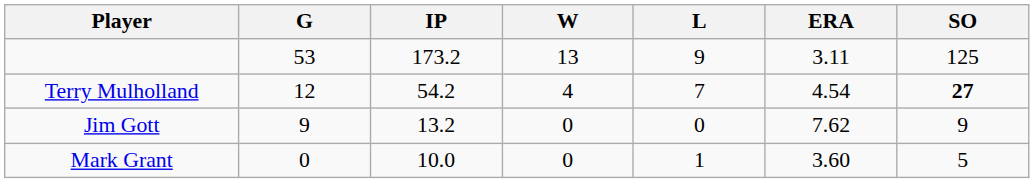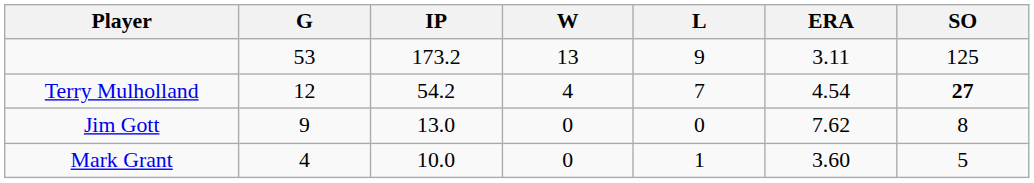(436, 125) 13.2 -> (436, 125) 13.0
(963, 125) 9 -> (963, 125) 8
(304, 159) 0 -> (304, 159) 4
